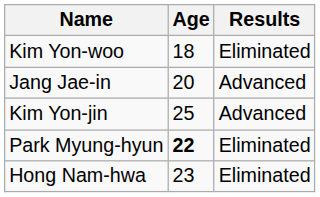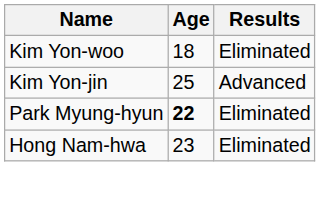- row: (60, 82)
